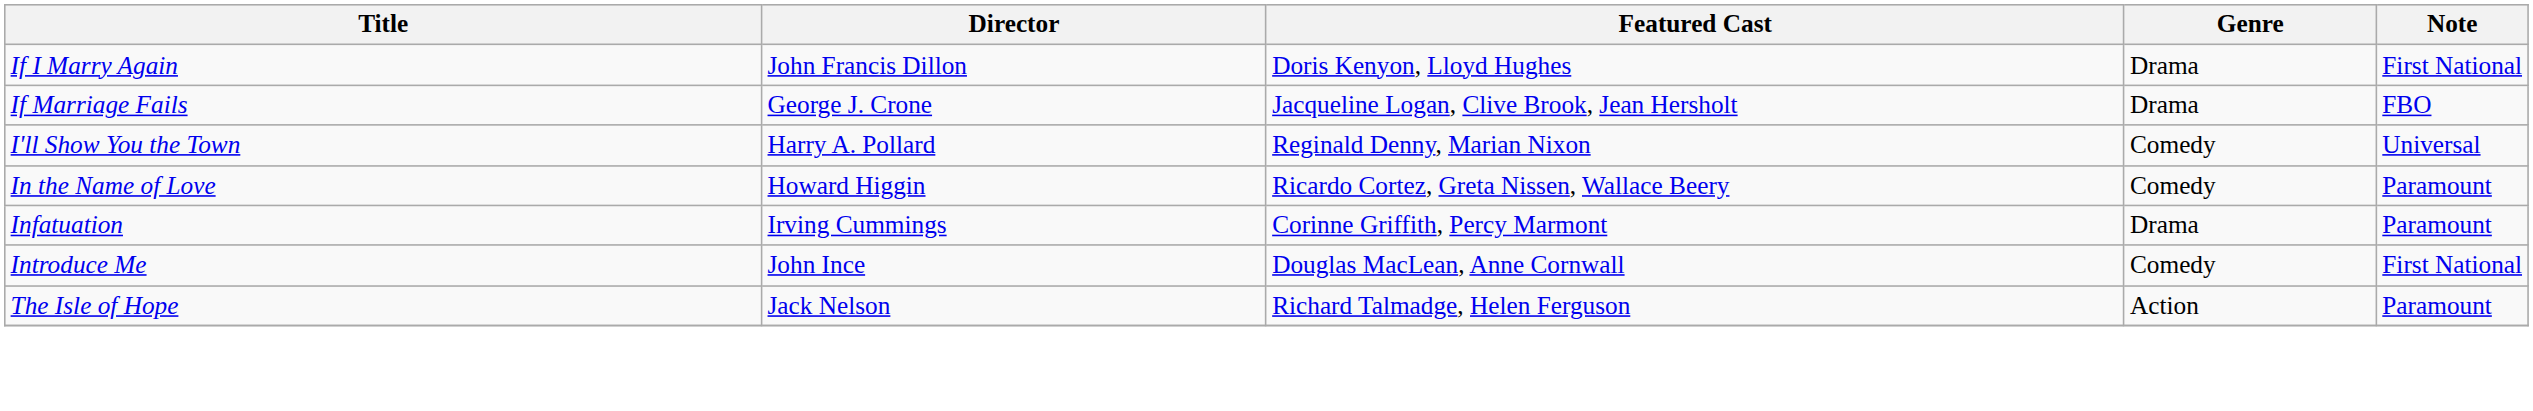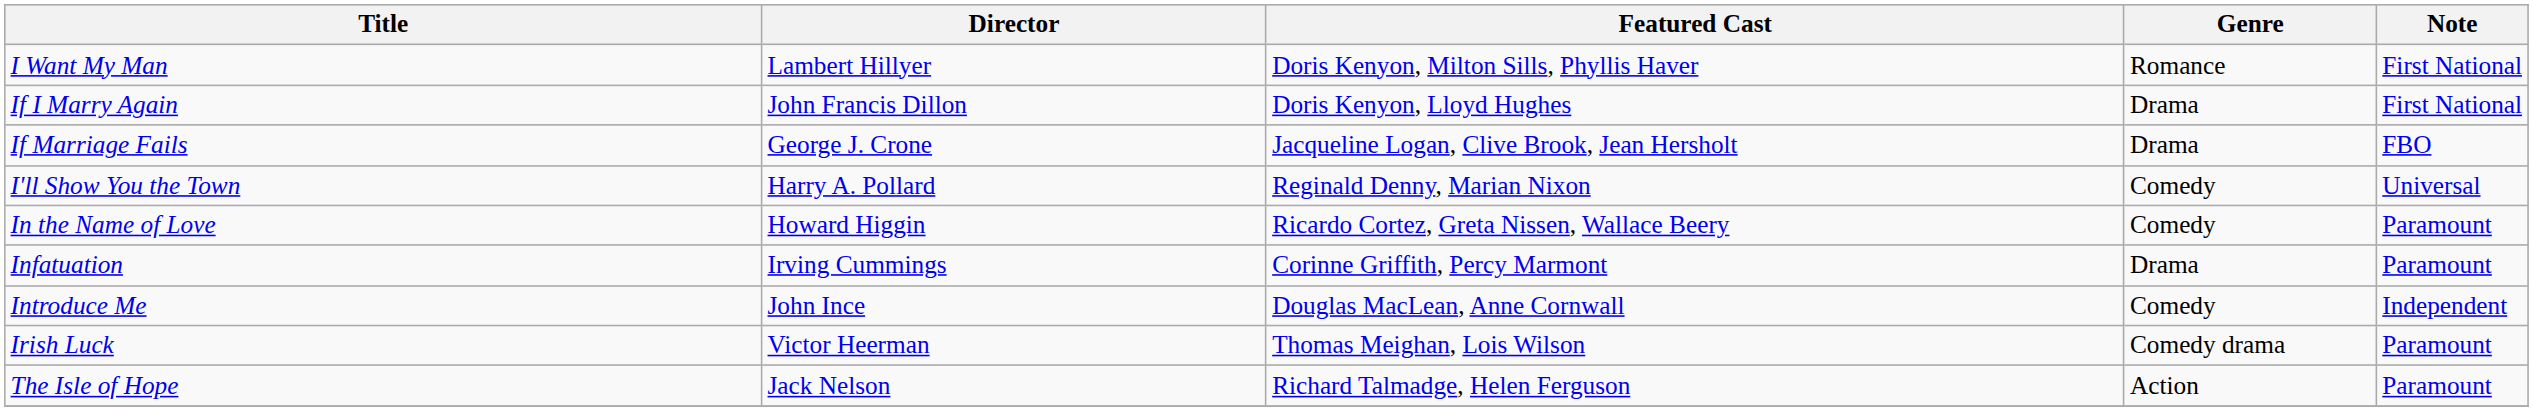+ row: (89, 64)
(2452, 265) First National -> (2445, 305) Independent
+ row: (62, 345)
